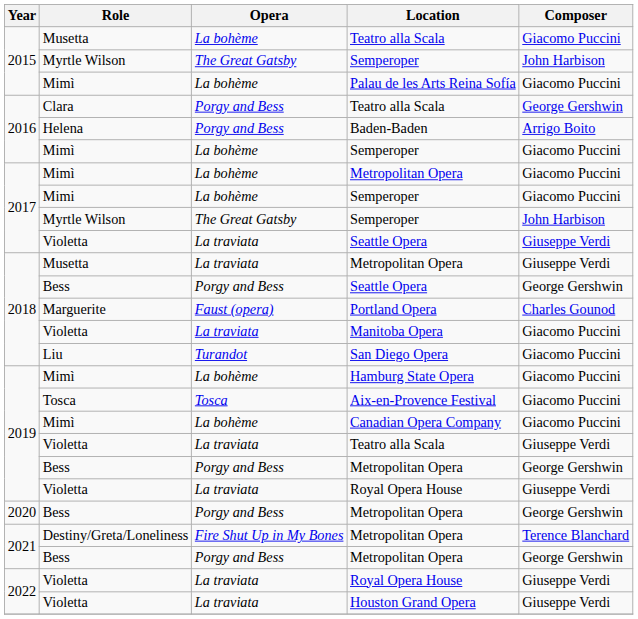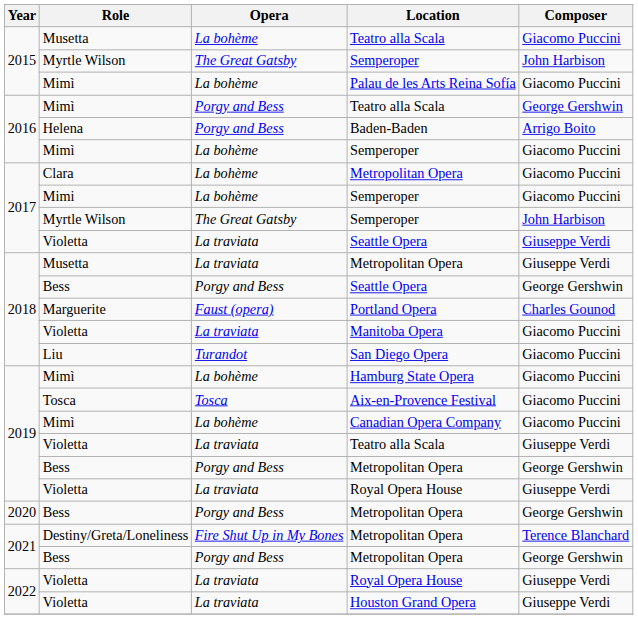(58, 106) Clara -> (59, 106) Mimì
(59, 173) Mimì -> (58, 173) Clara
